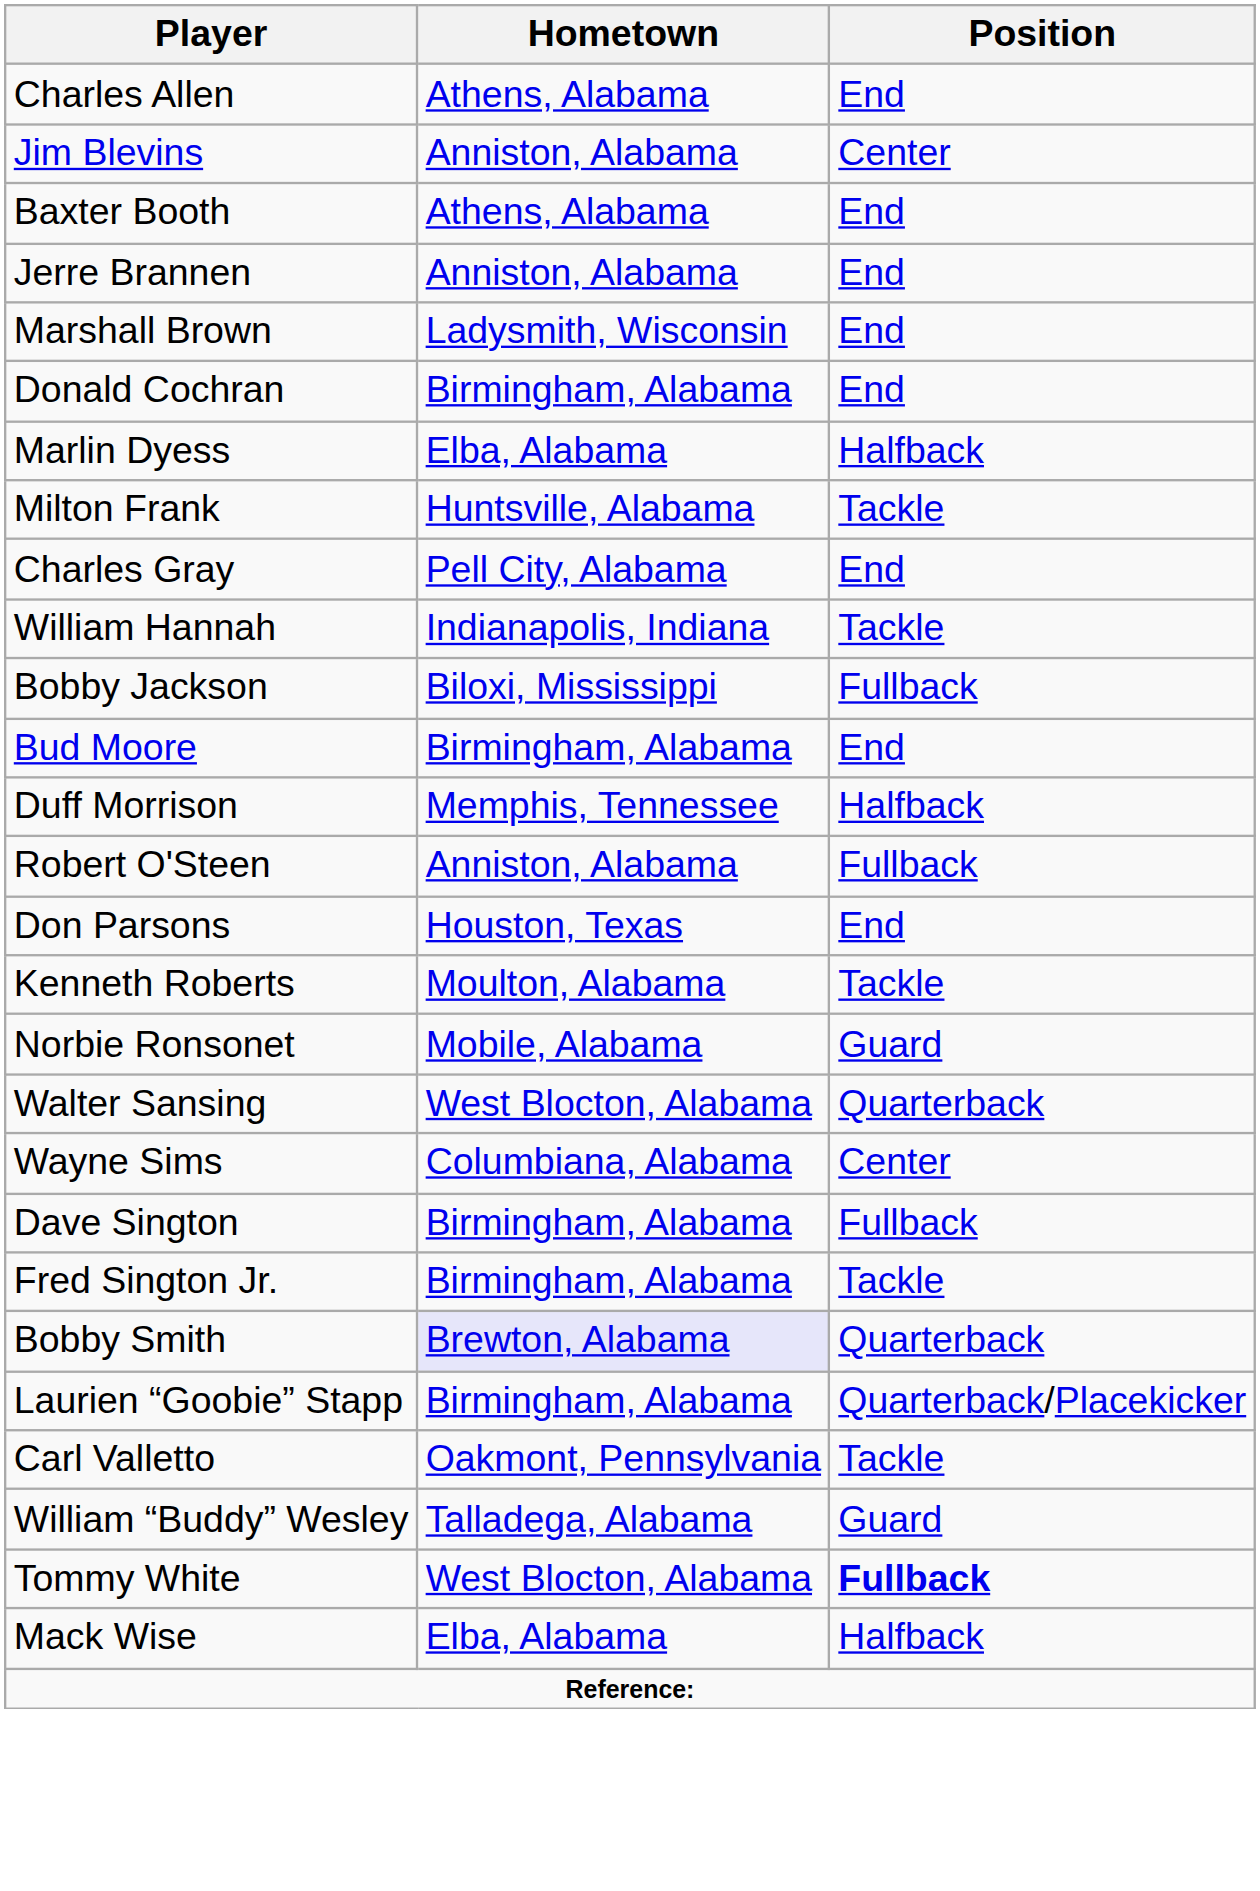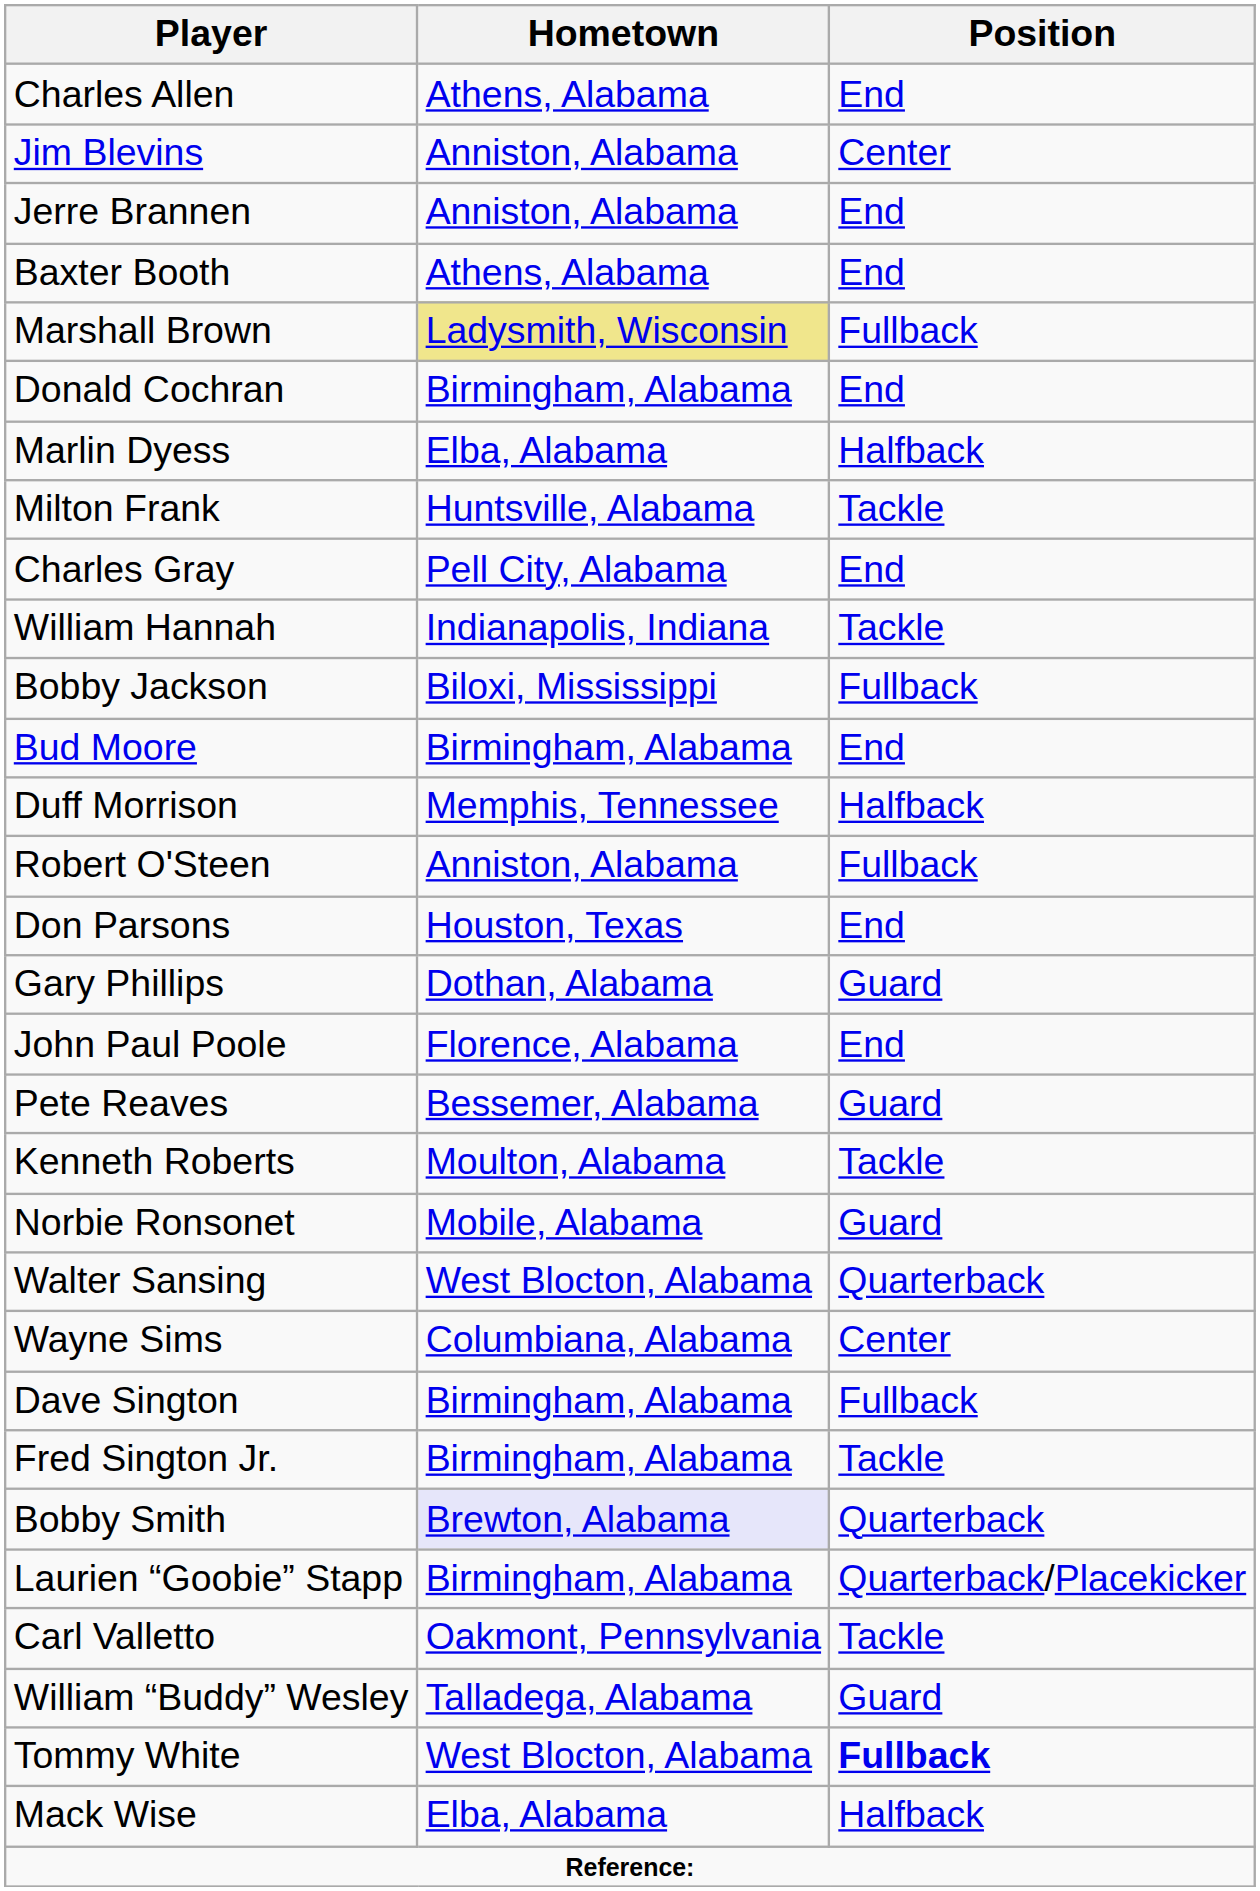rows swapped: (122, 212) <-> (132, 271)
(607, 331) no background -> (607, 331) khaki background
(872, 331) End -> (908, 331) Fullback
+ row: (119, 984)
+ row: (150, 1043)
+ row: (121, 1102)
